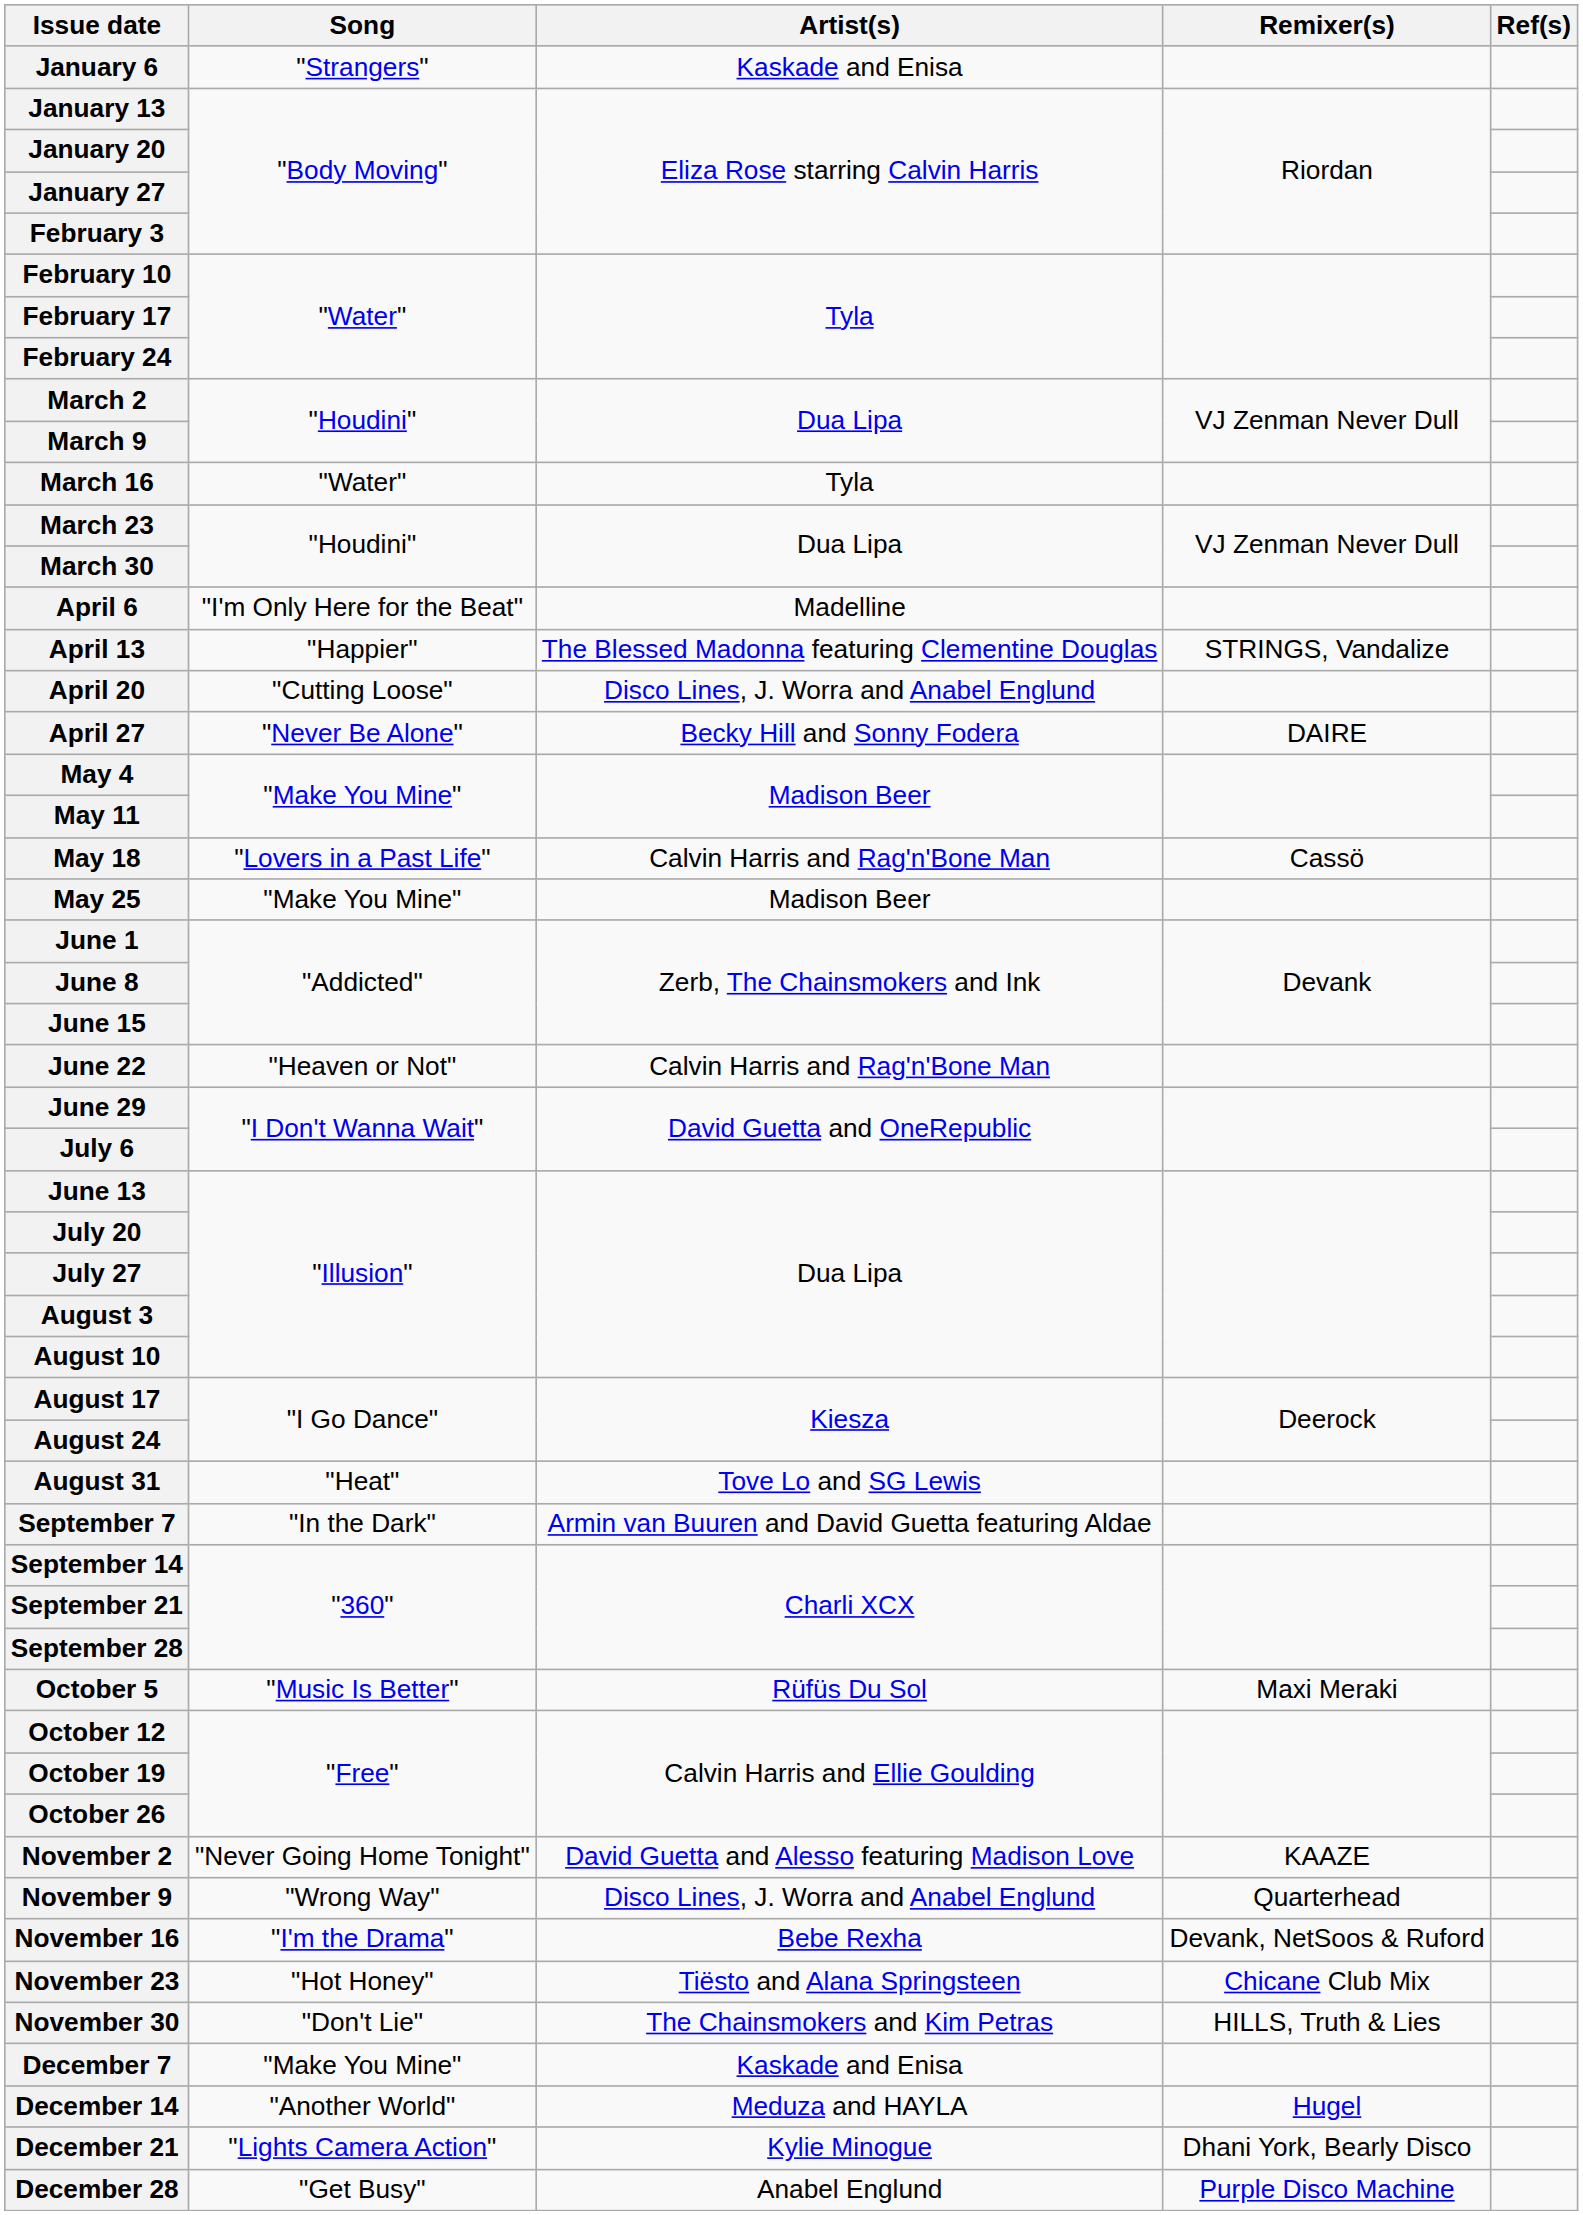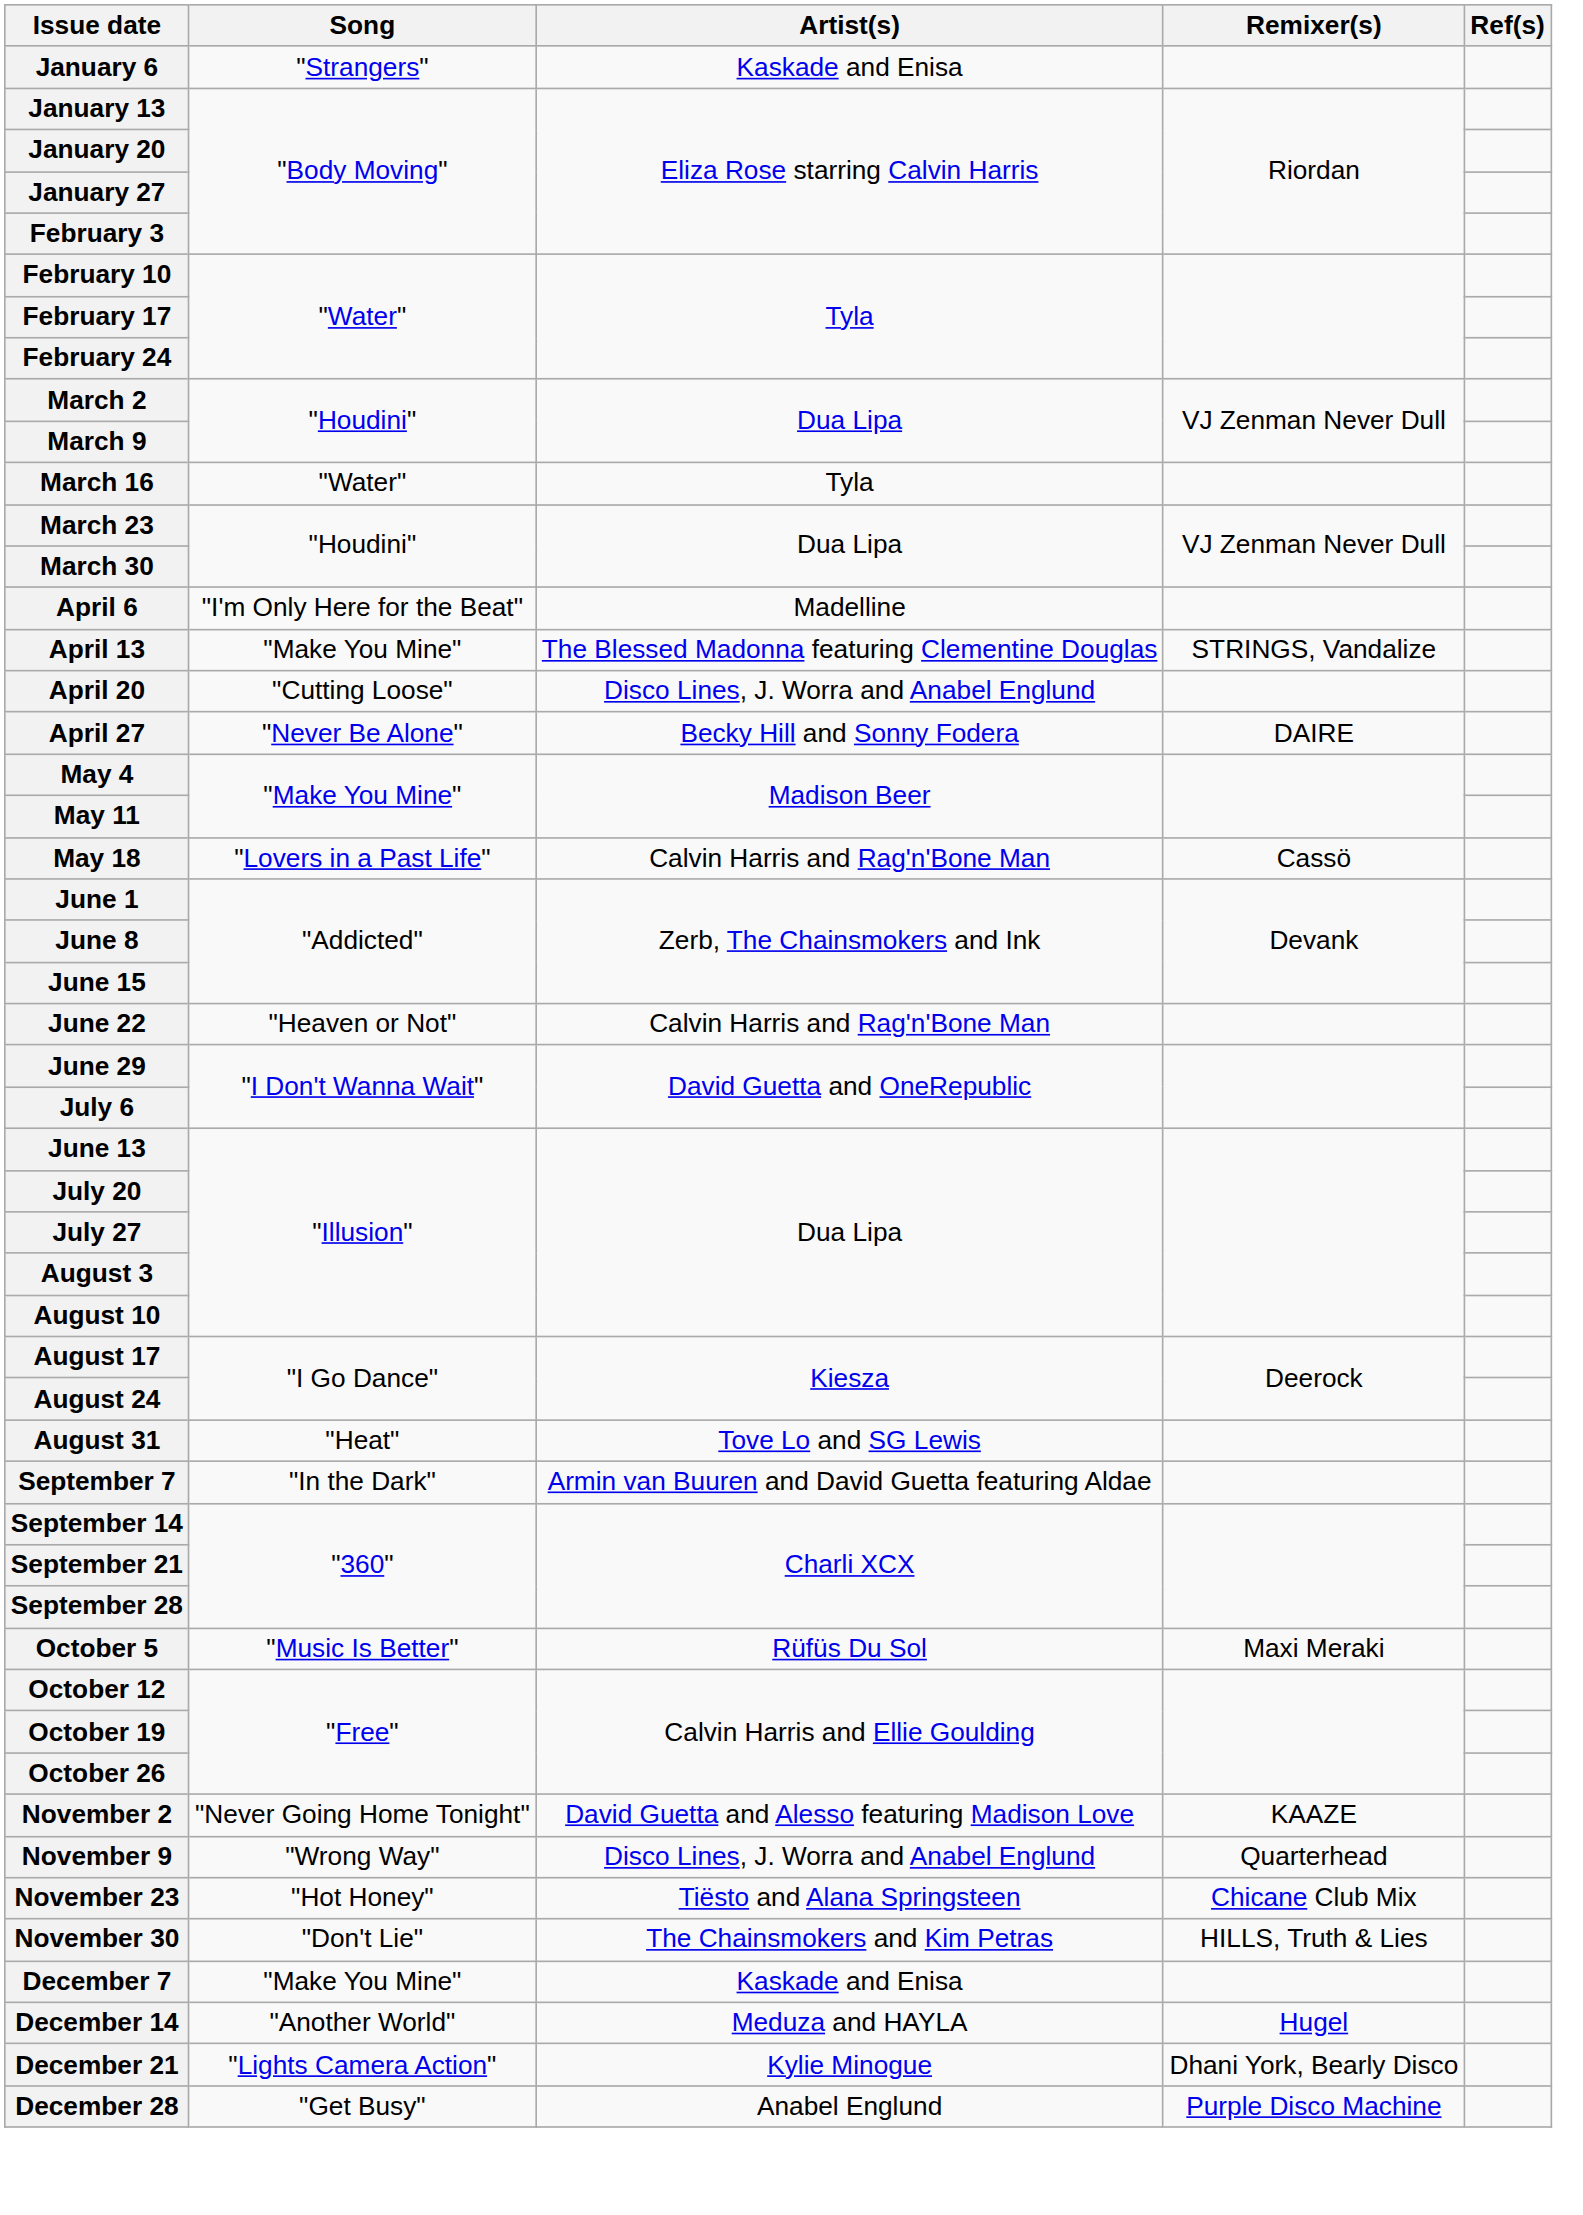(362, 649) "Happier" -> (362, 649) "Make You Mine"
- row: (97, 899)
- row: (97, 1939)
